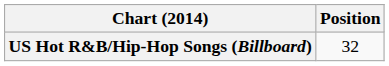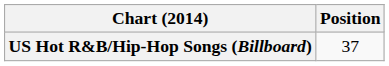(350, 46) 32 -> (350, 46) 37
